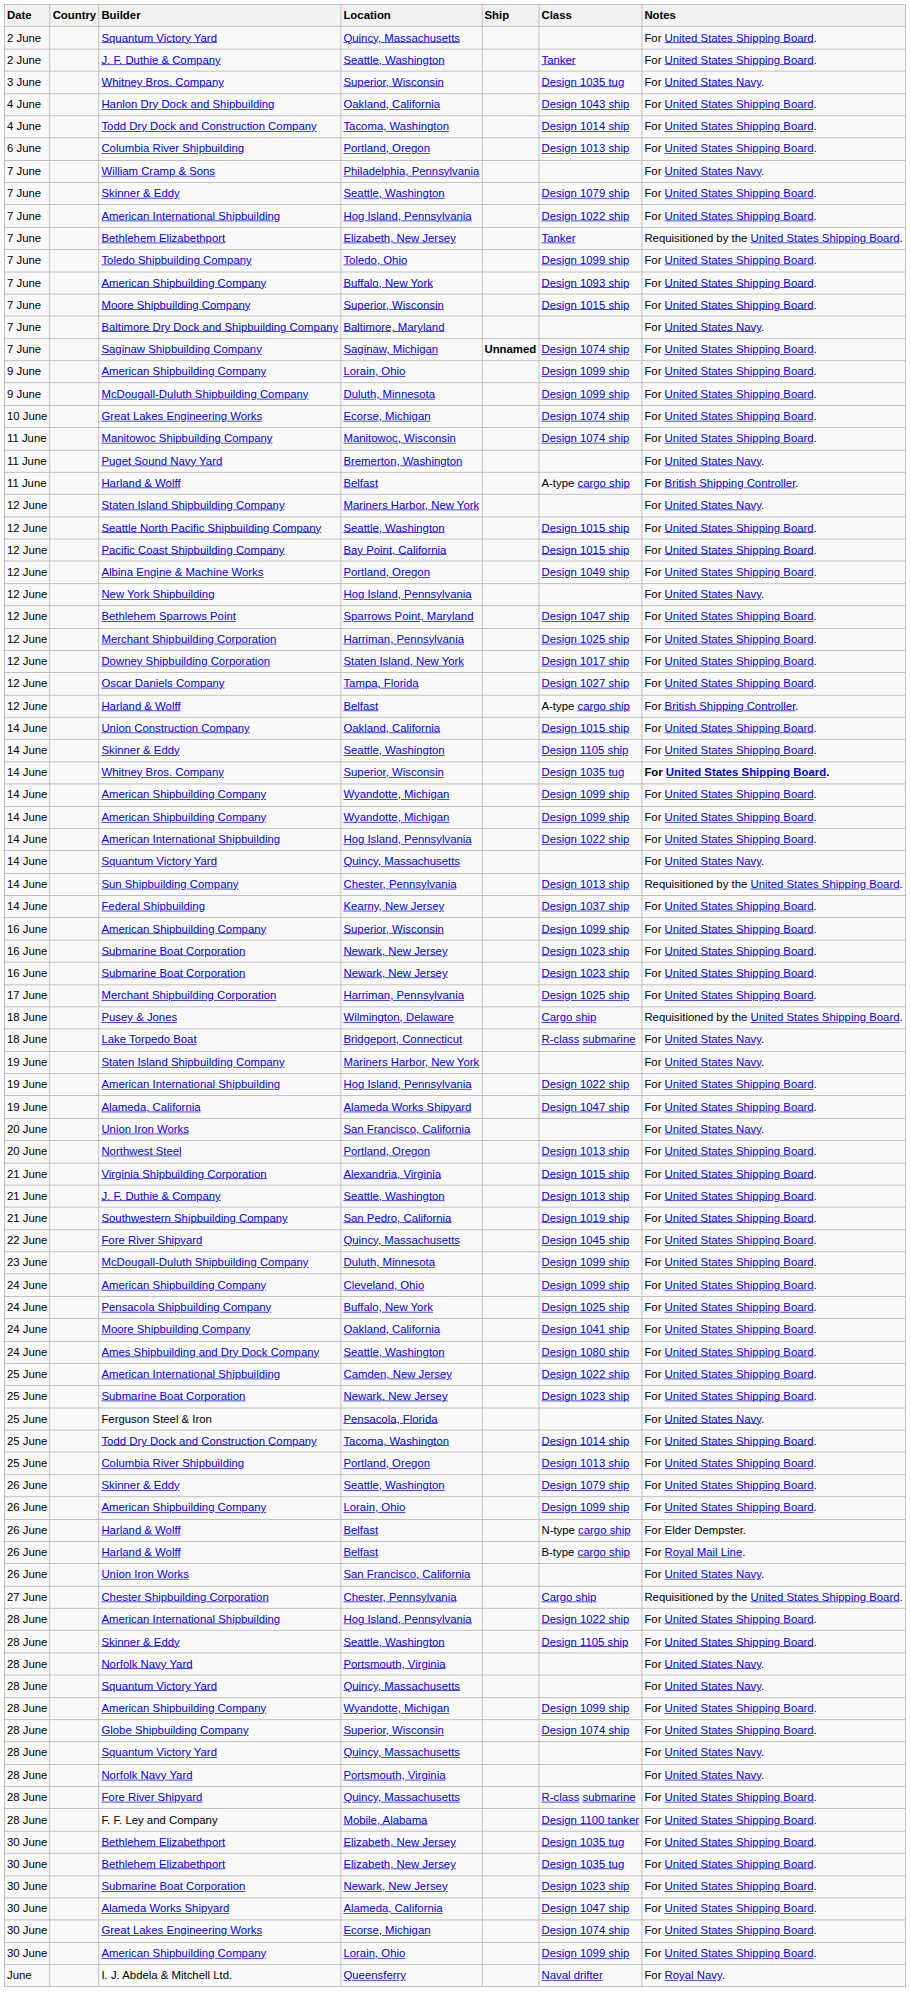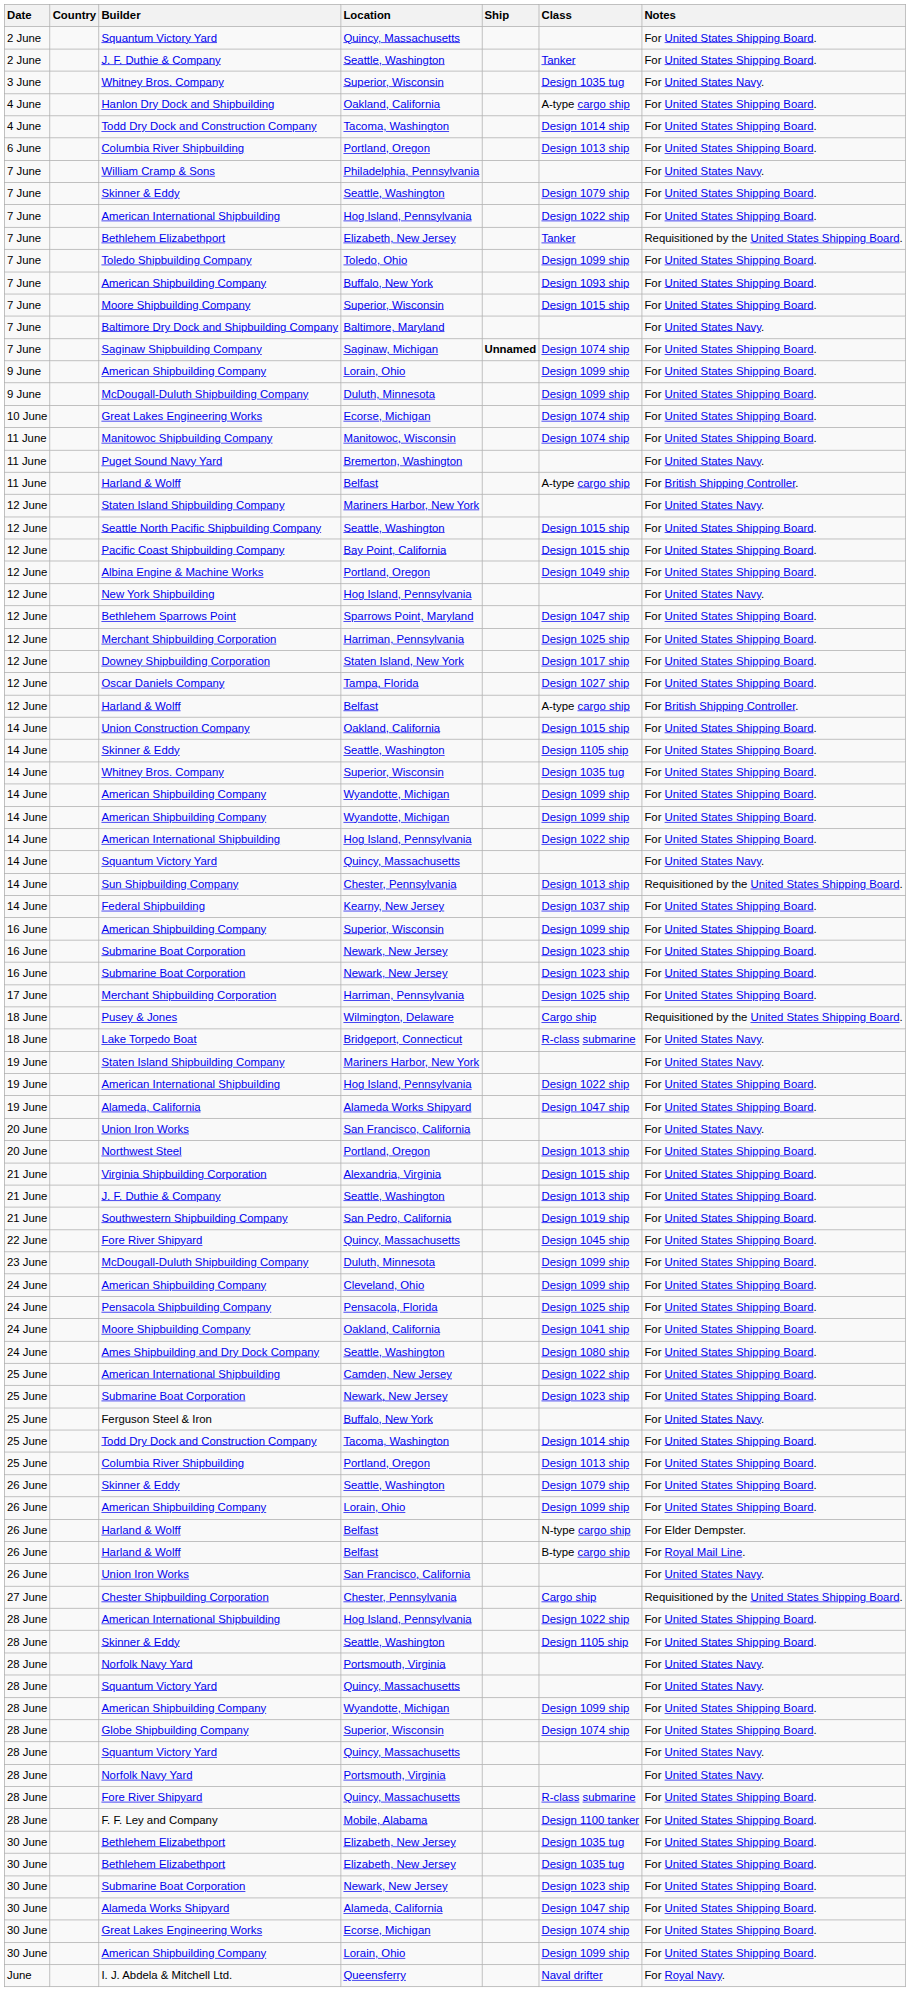(585, 104) Design 1043 ship -> (586, 104) A-type cargo ship
(737, 773) bold -> (731, 773) normal
(388, 1307) Buffalo, New York -> (390, 1307) Pensacola, Florida
(390, 1419) Pensacola, Florida -> (388, 1419) Buffalo, New York
